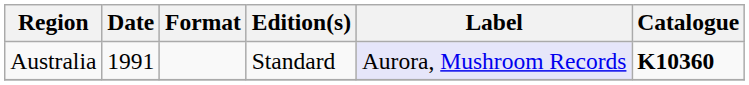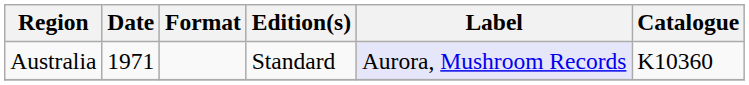(131, 60) 1991 -> (131, 60) 1971
(676, 60) bold -> (675, 60) normal
